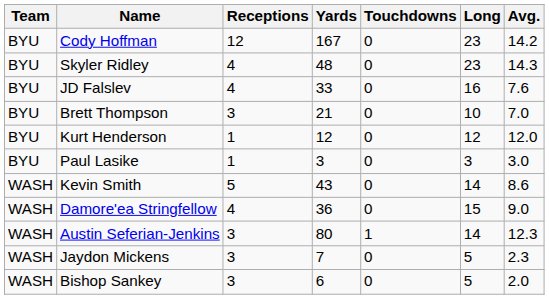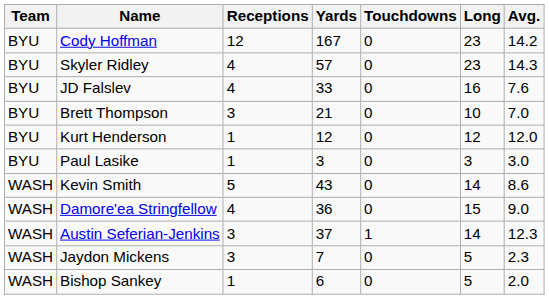(324, 64) 48 -> (324, 64) 57
(324, 233) 80 -> (324, 233) 37
(231, 281) 3 -> (231, 281) 1
